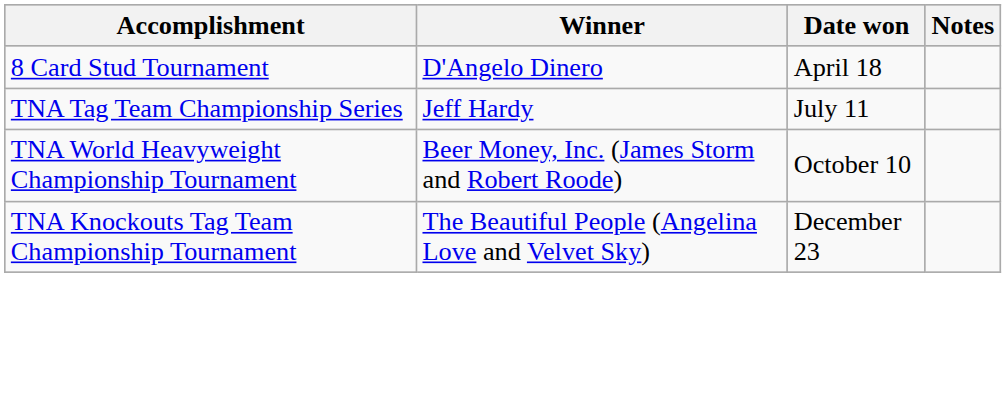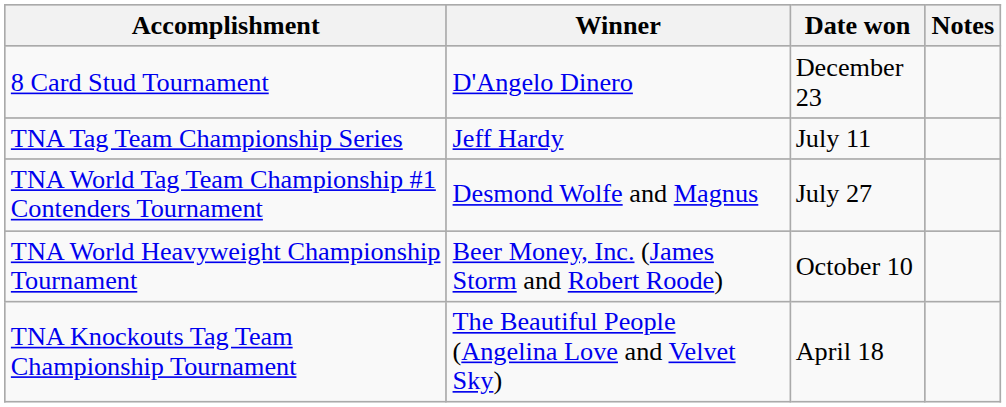(838, 66) April 18 -> (850, 81) December 23
+ row: (223, 194)
(848, 236) December 23 -> (840, 351) April 18
